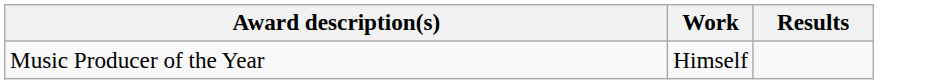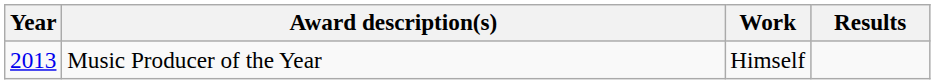+ column: (33, 22)
